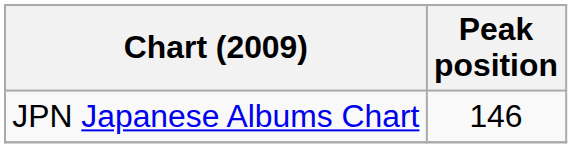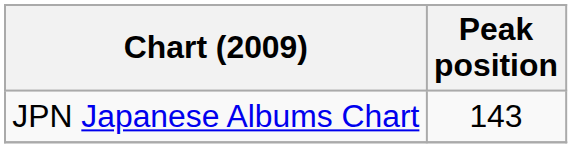(496, 116) 146 -> (496, 116) 143
